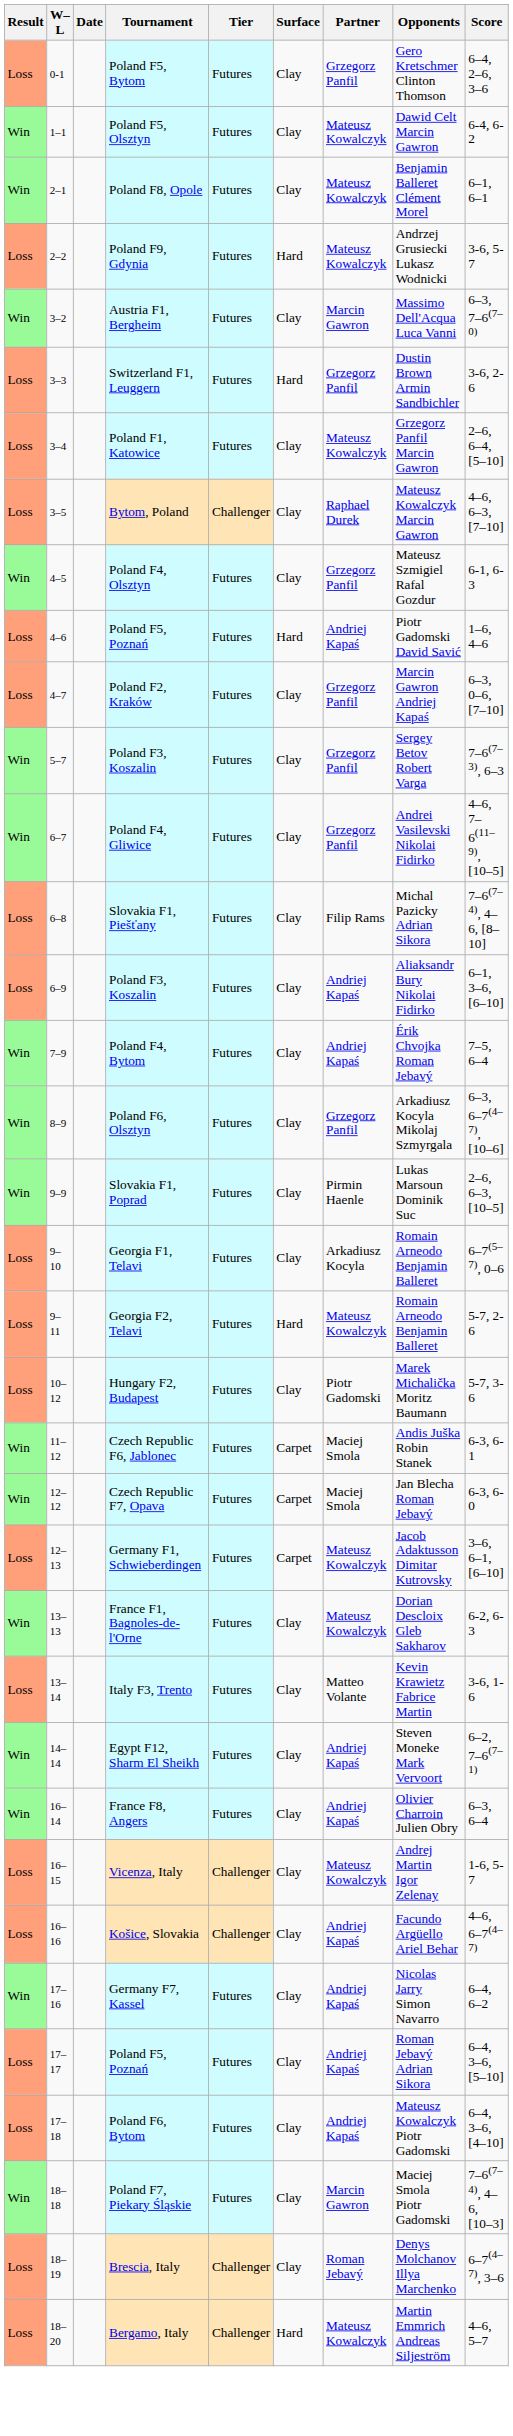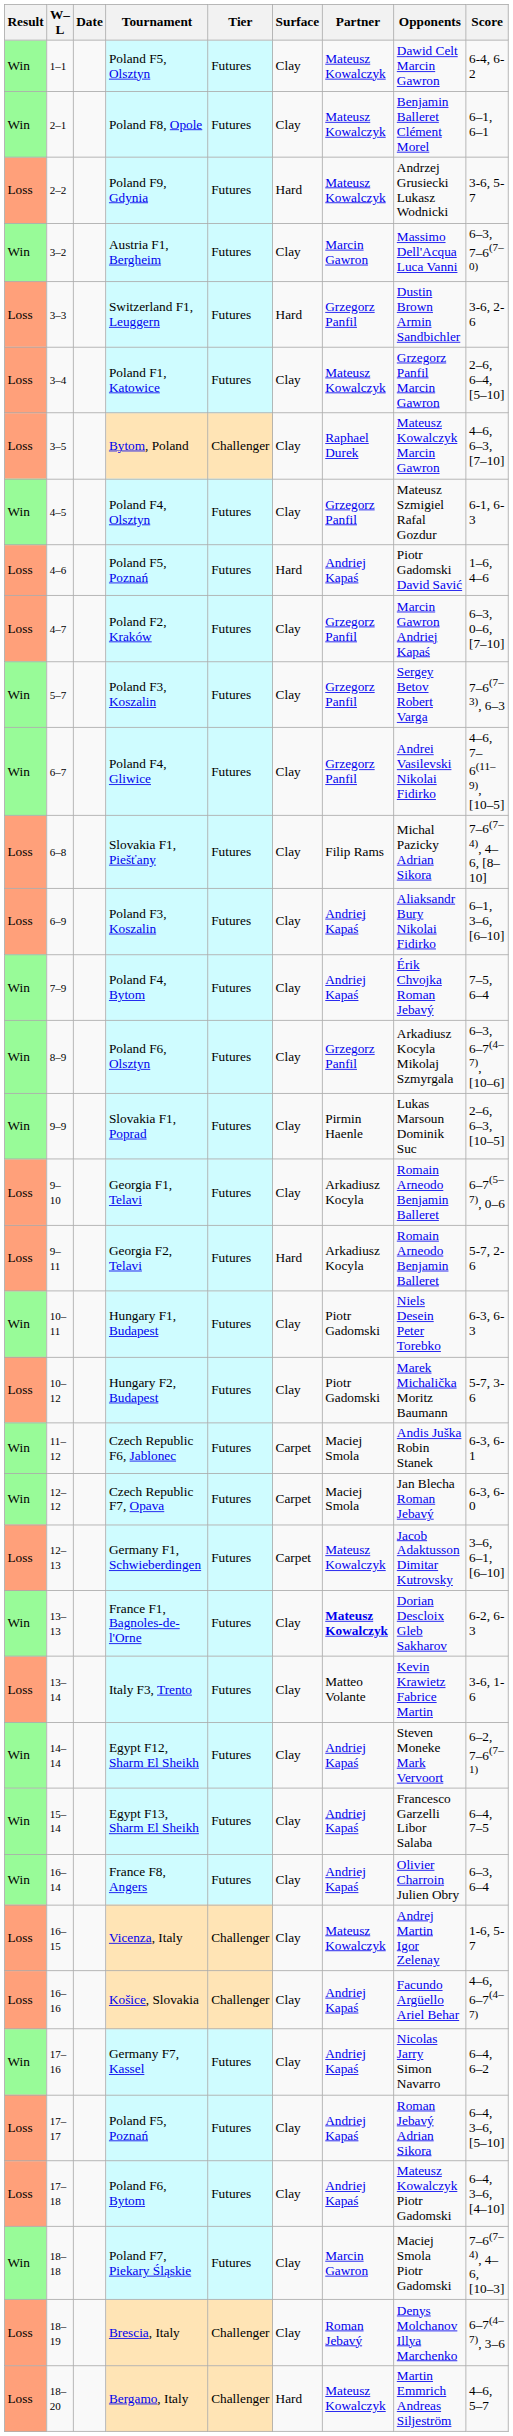- row: (57, 74)
(356, 1324) Mateusz Kowalczyk -> (353, 1258) Arkadiusz Kocyla
+ row: (58, 1324)
(356, 1623) normal -> (357, 1623) bold
+ row: (58, 1822)
